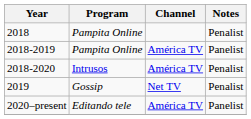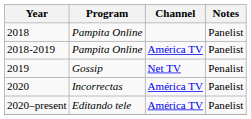(226, 32) Penalist -> (226, 32) Panelist
- row: (31, 68)
+ row: (18, 87)
